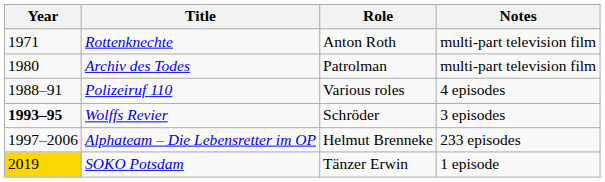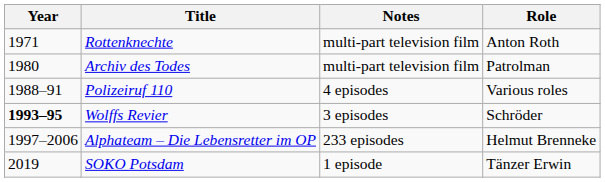columns swapped: (378, 16) <-> (518, 16)
(24, 164) gold background -> (24, 164) no background
